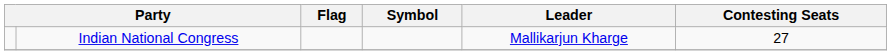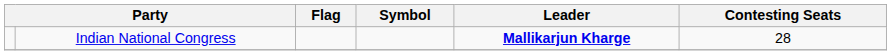(569, 38) normal -> (567, 38) bold
(781, 38) 27 -> (783, 38) 28
